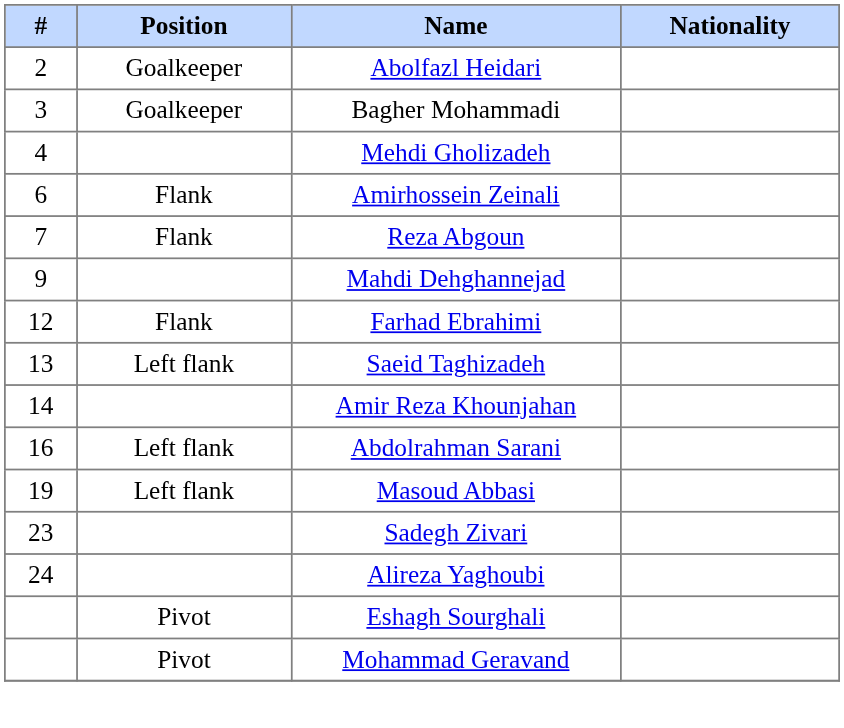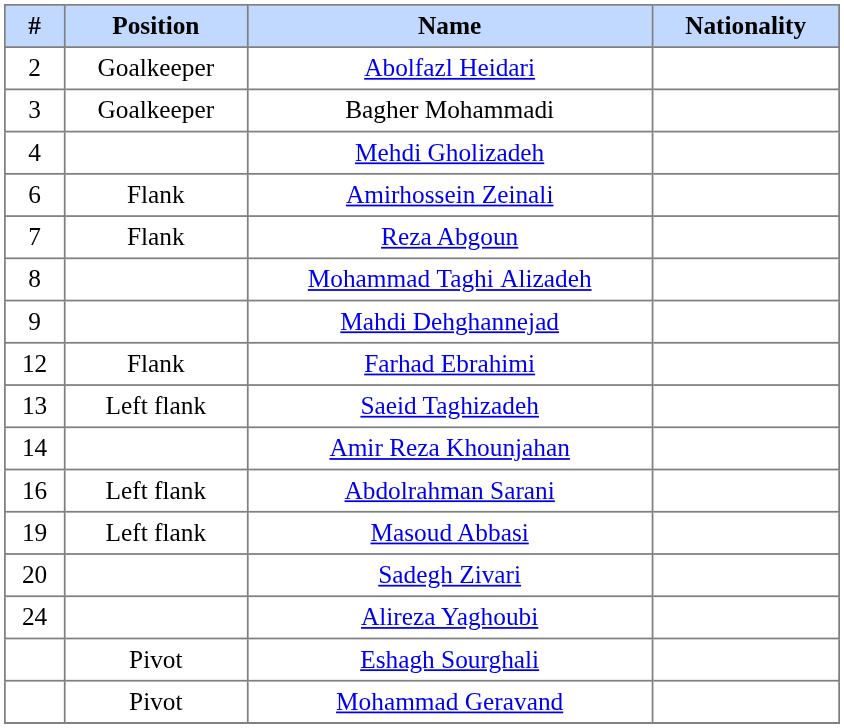+ row: (450, 279)
(41, 532) 23 -> (35, 574) 20
